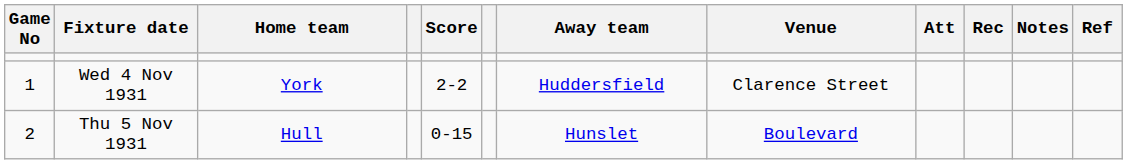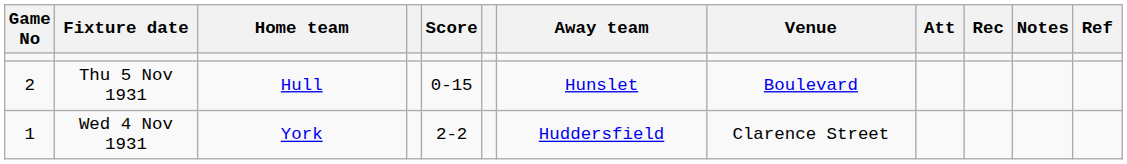rows swapped: (126, 86) <-> (126, 134)
